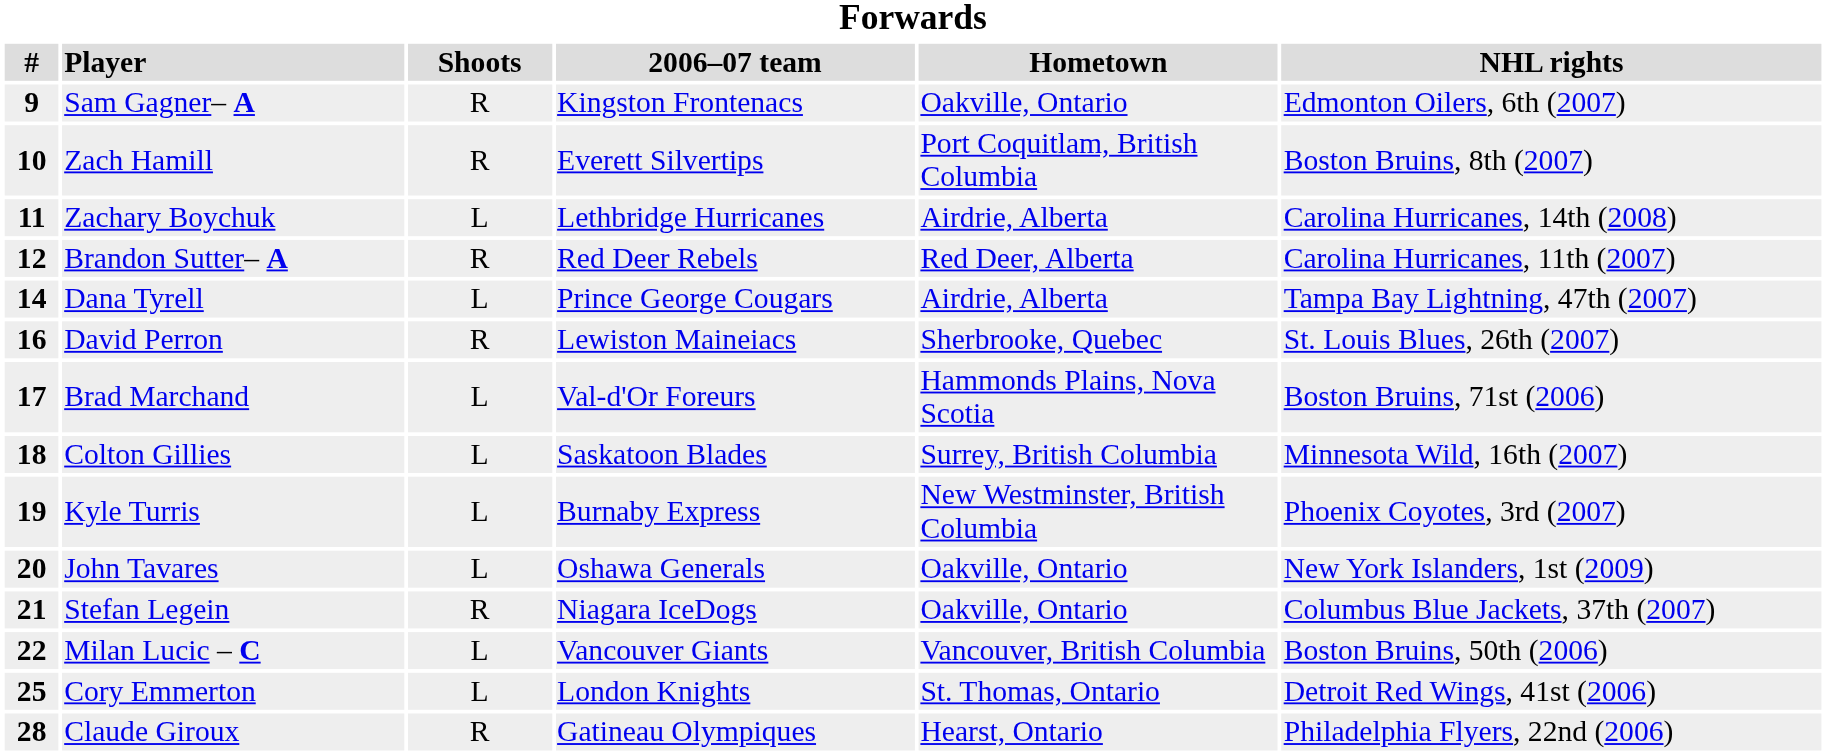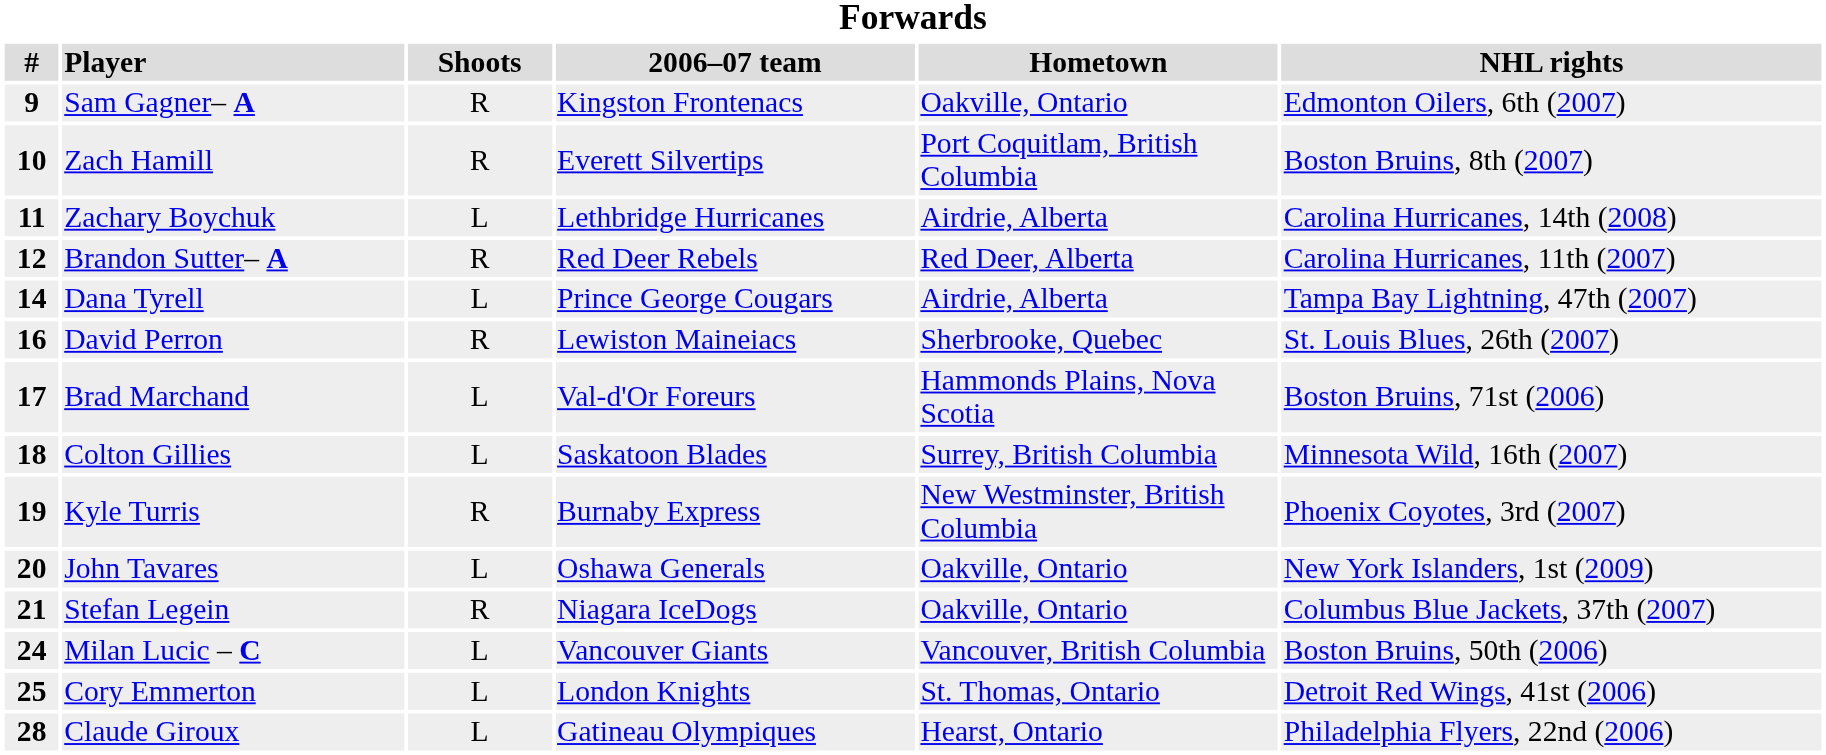(480, 511) L -> (480, 511) R
(32, 650) 22 -> (32, 650) 24
(480, 731) R -> (480, 731) L
